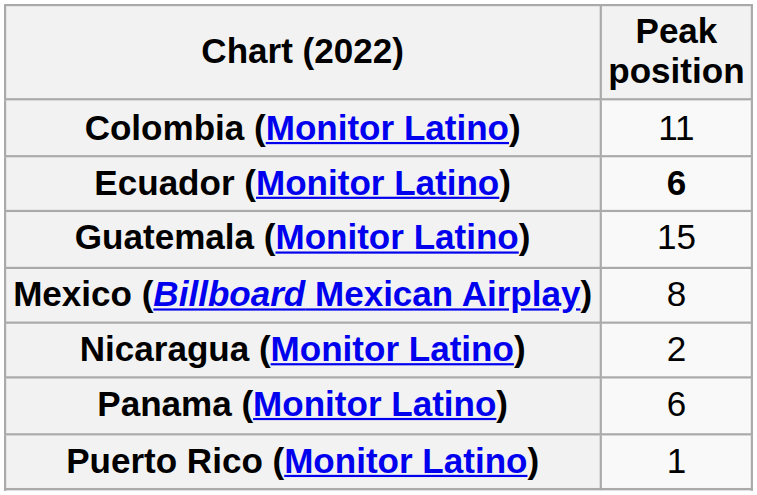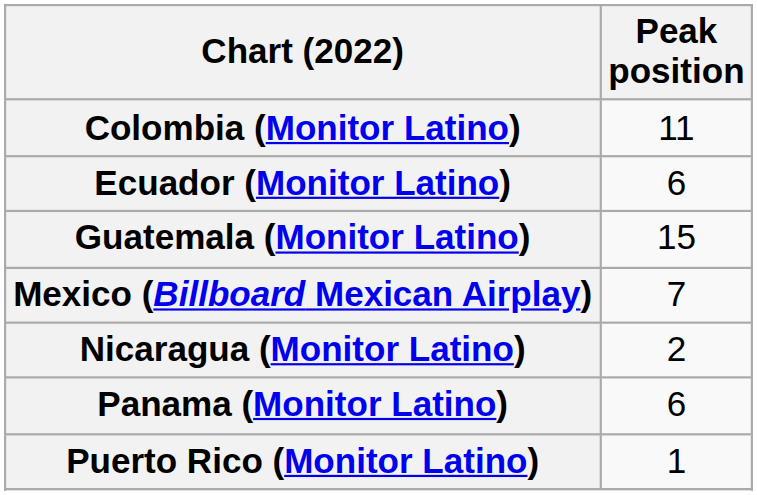(676, 182) bold -> (676, 182) normal
(676, 293) 8 -> (676, 293) 7
